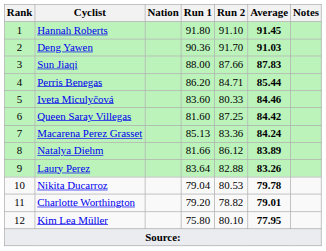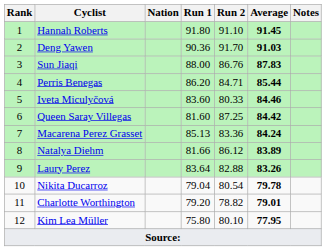(231, 64) 87.66 -> (231, 64) 86.76
(231, 185) 80.53 -> (231, 185) 80.54
